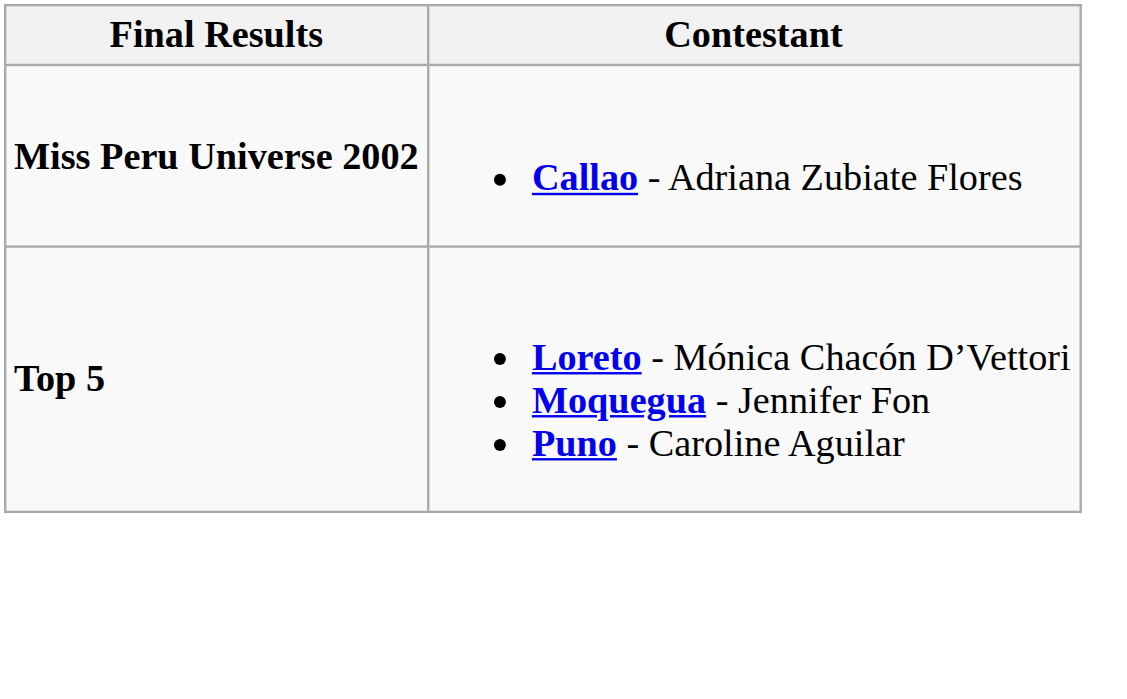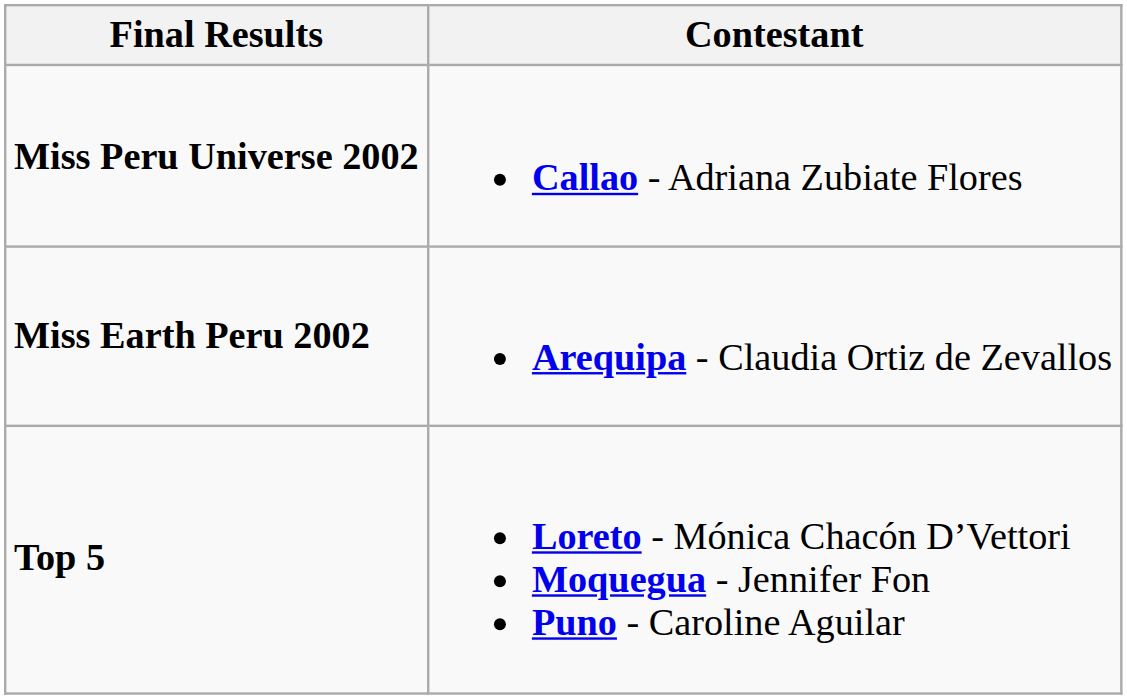+ row: (192, 335)
